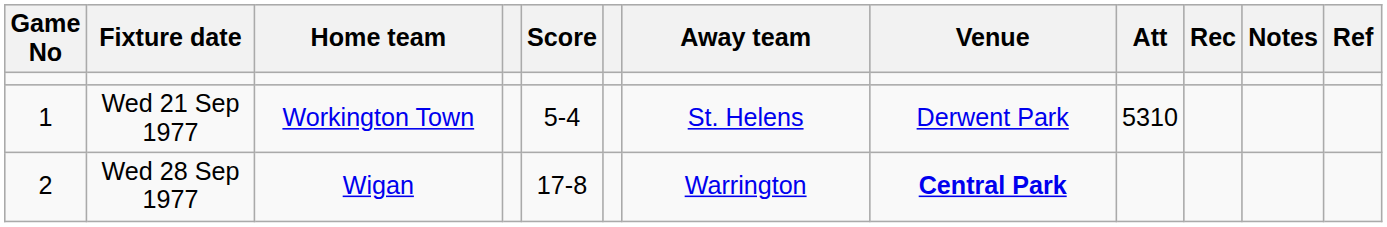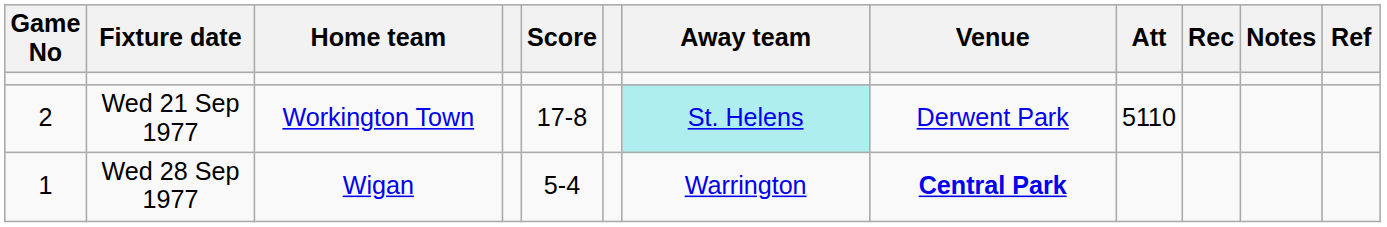(45, 118) 1 -> (45, 118) 2
(562, 118) 5-4 -> (562, 118) 17-8
(746, 118) no background -> (746, 118) paleturquoise background
(1150, 118) 5310 -> (1149, 118) 5110
(45, 186) 2 -> (45, 186) 1
(562, 186) 17-8 -> (562, 186) 5-4
